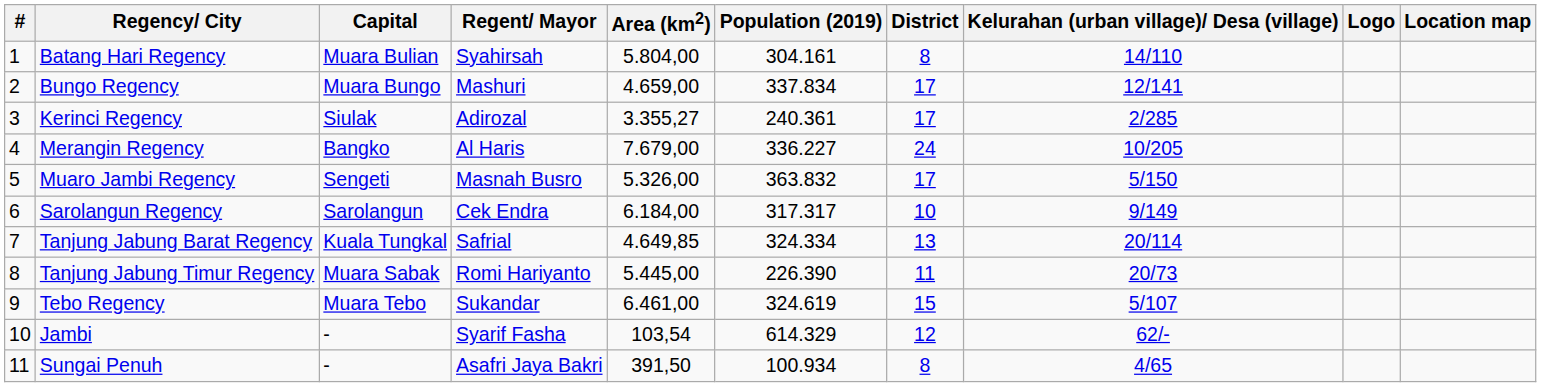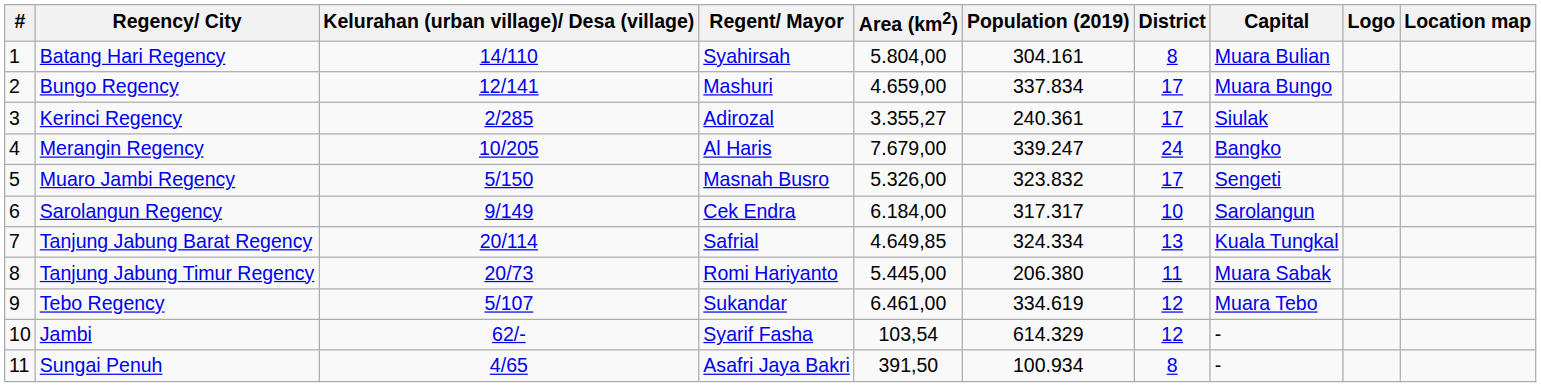columns swapped: (385, 22) <-> (1153, 22)
(801, 149) 336.227 -> (1048, 149) 339.247
(801, 180) 363.832 -> (1048, 180) 323.832
(801, 272) 226.390 -> (1048, 272) 206.380
(801, 303) 324.619 -> (1048, 303) 334.619
(925, 303) 15 -> (1172, 303) 12
